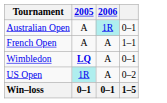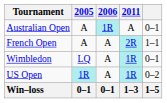+ column: (131, 11)
(84, 58) bold -> (84, 58) normal
